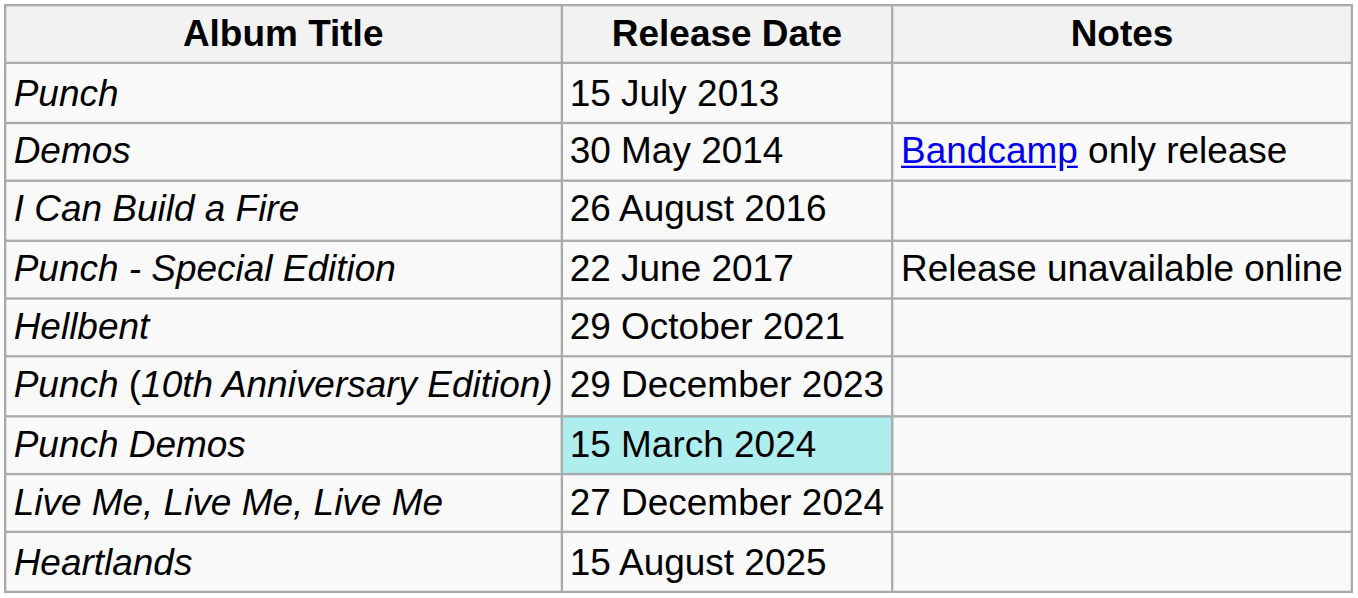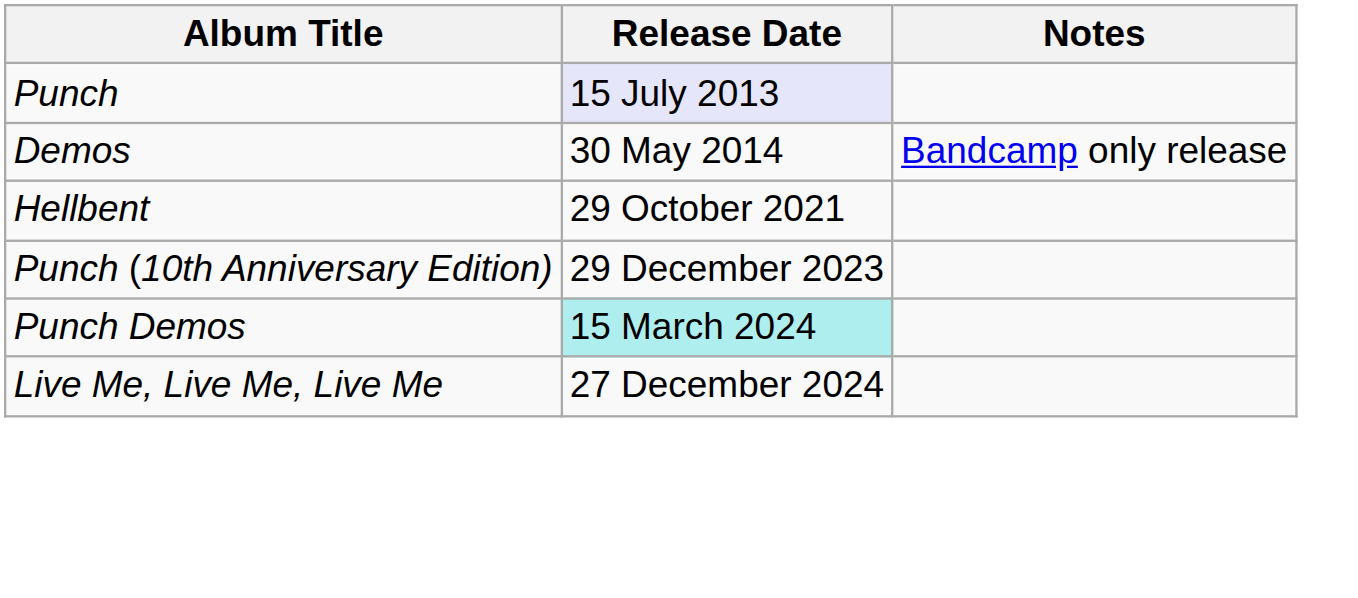(674, 92) no background -> (674, 92) lavender background
- row: (156, 209)
- row: (205, 268)
- row: (103, 561)
